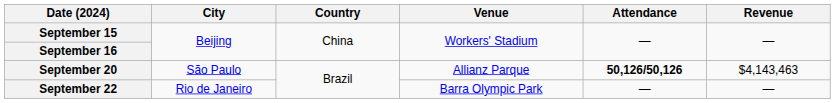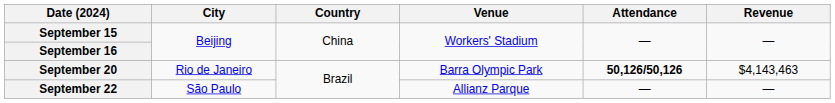(214, 70) São Paulo -> (214, 70) Rio de Janeiro
(491, 70) Allianz Parque -> (491, 70) Barra Olympic Park
(214, 88) Rio de Janeiro -> (214, 88) São Paulo
(491, 88) Barra Olympic Park -> (491, 88) Allianz Parque
